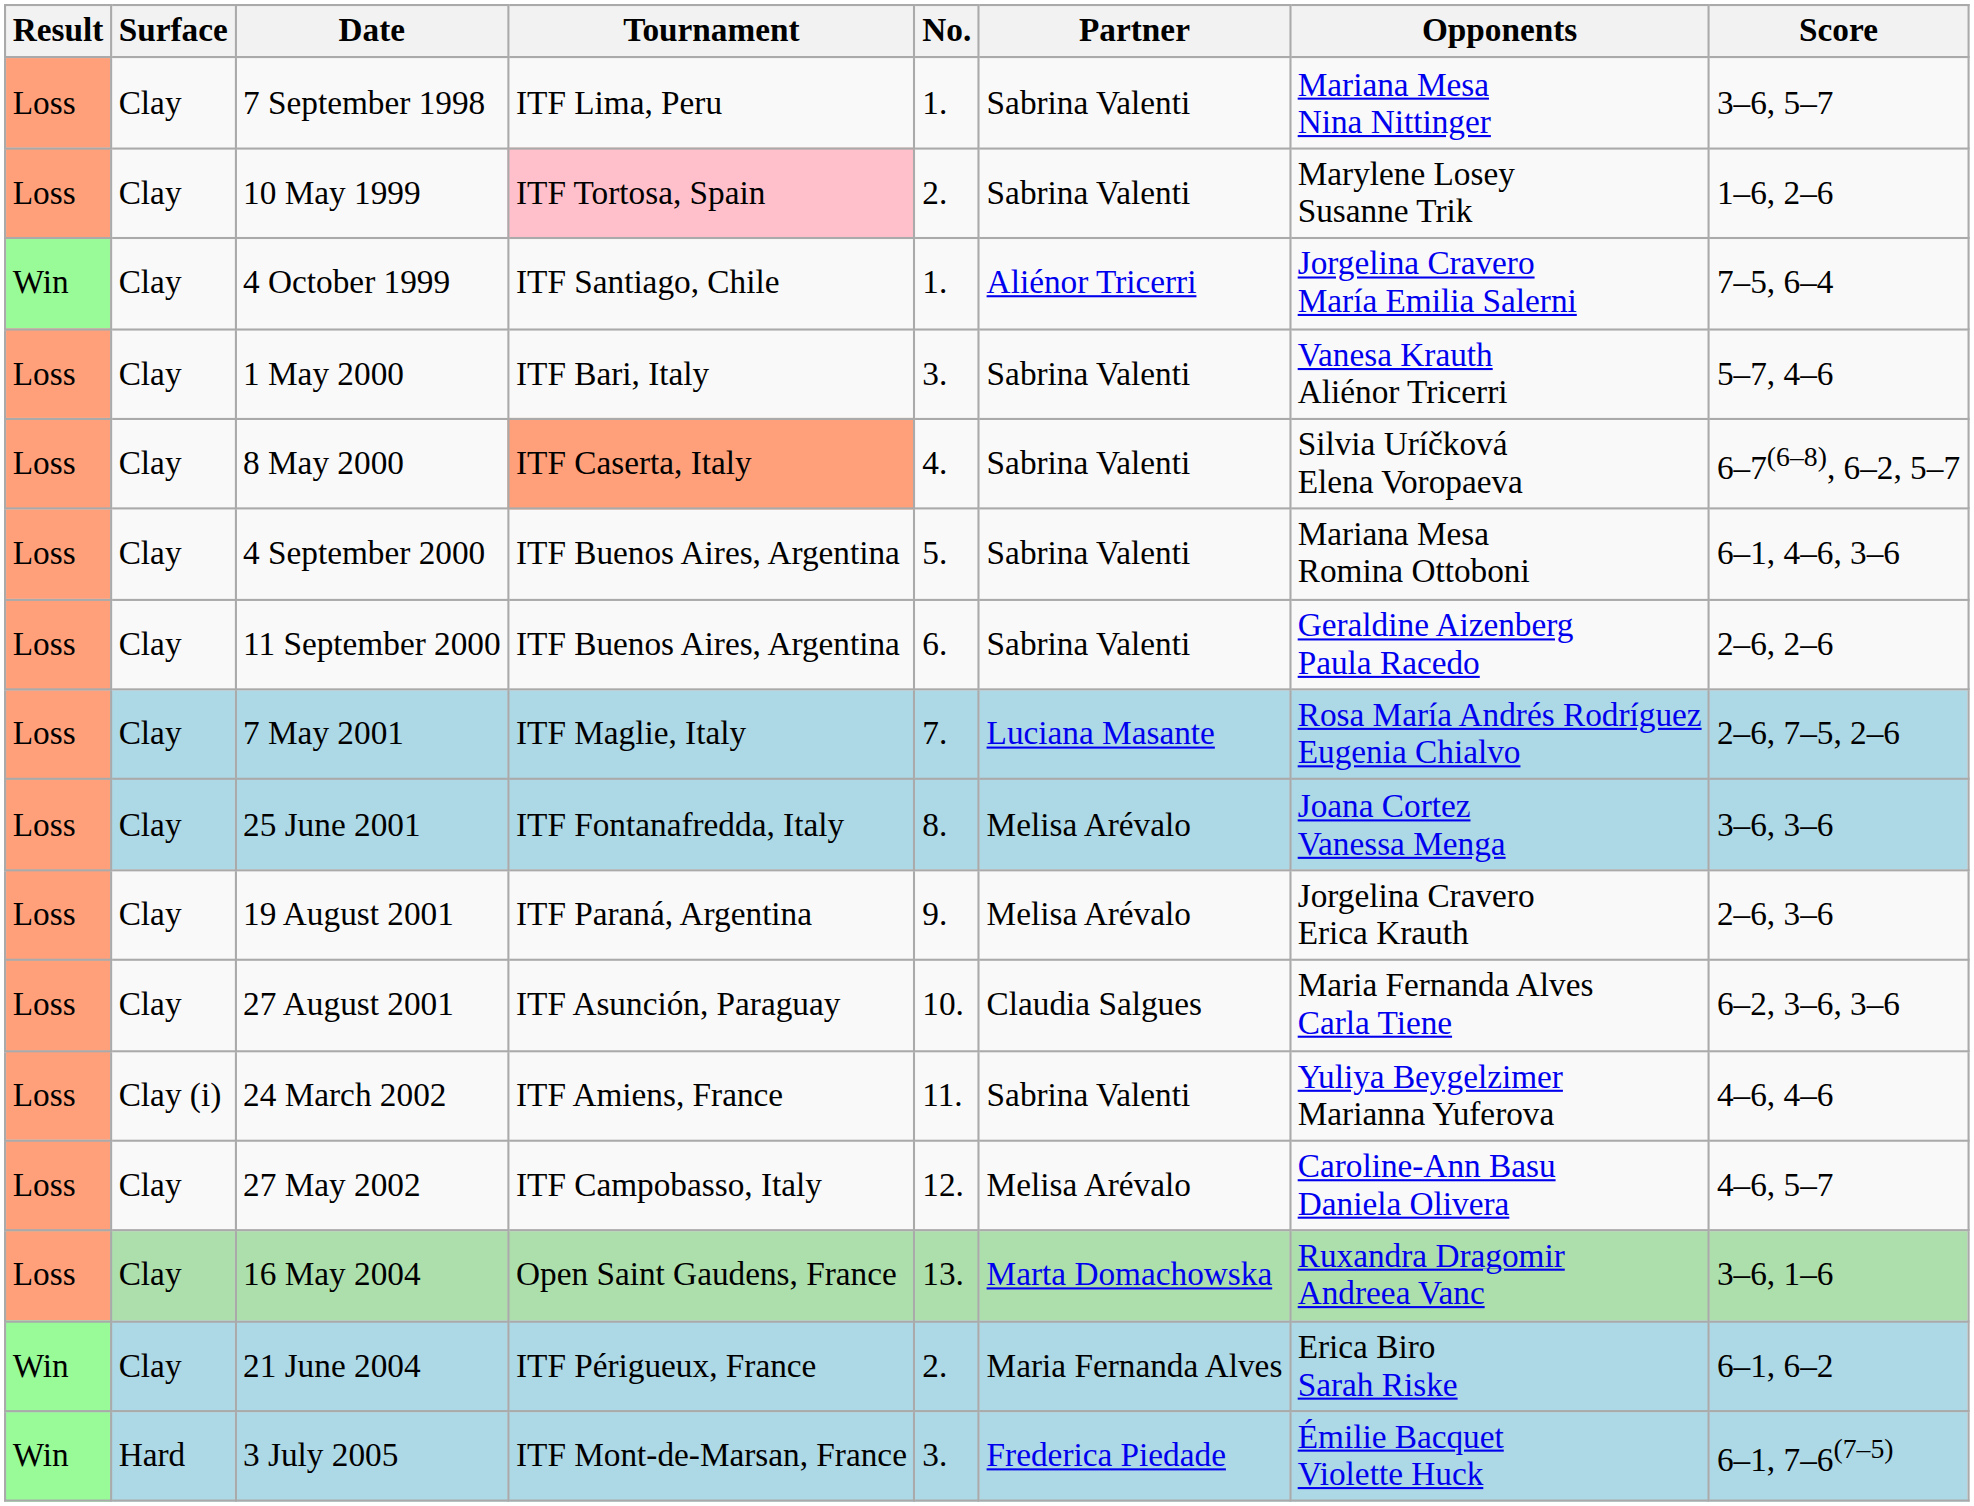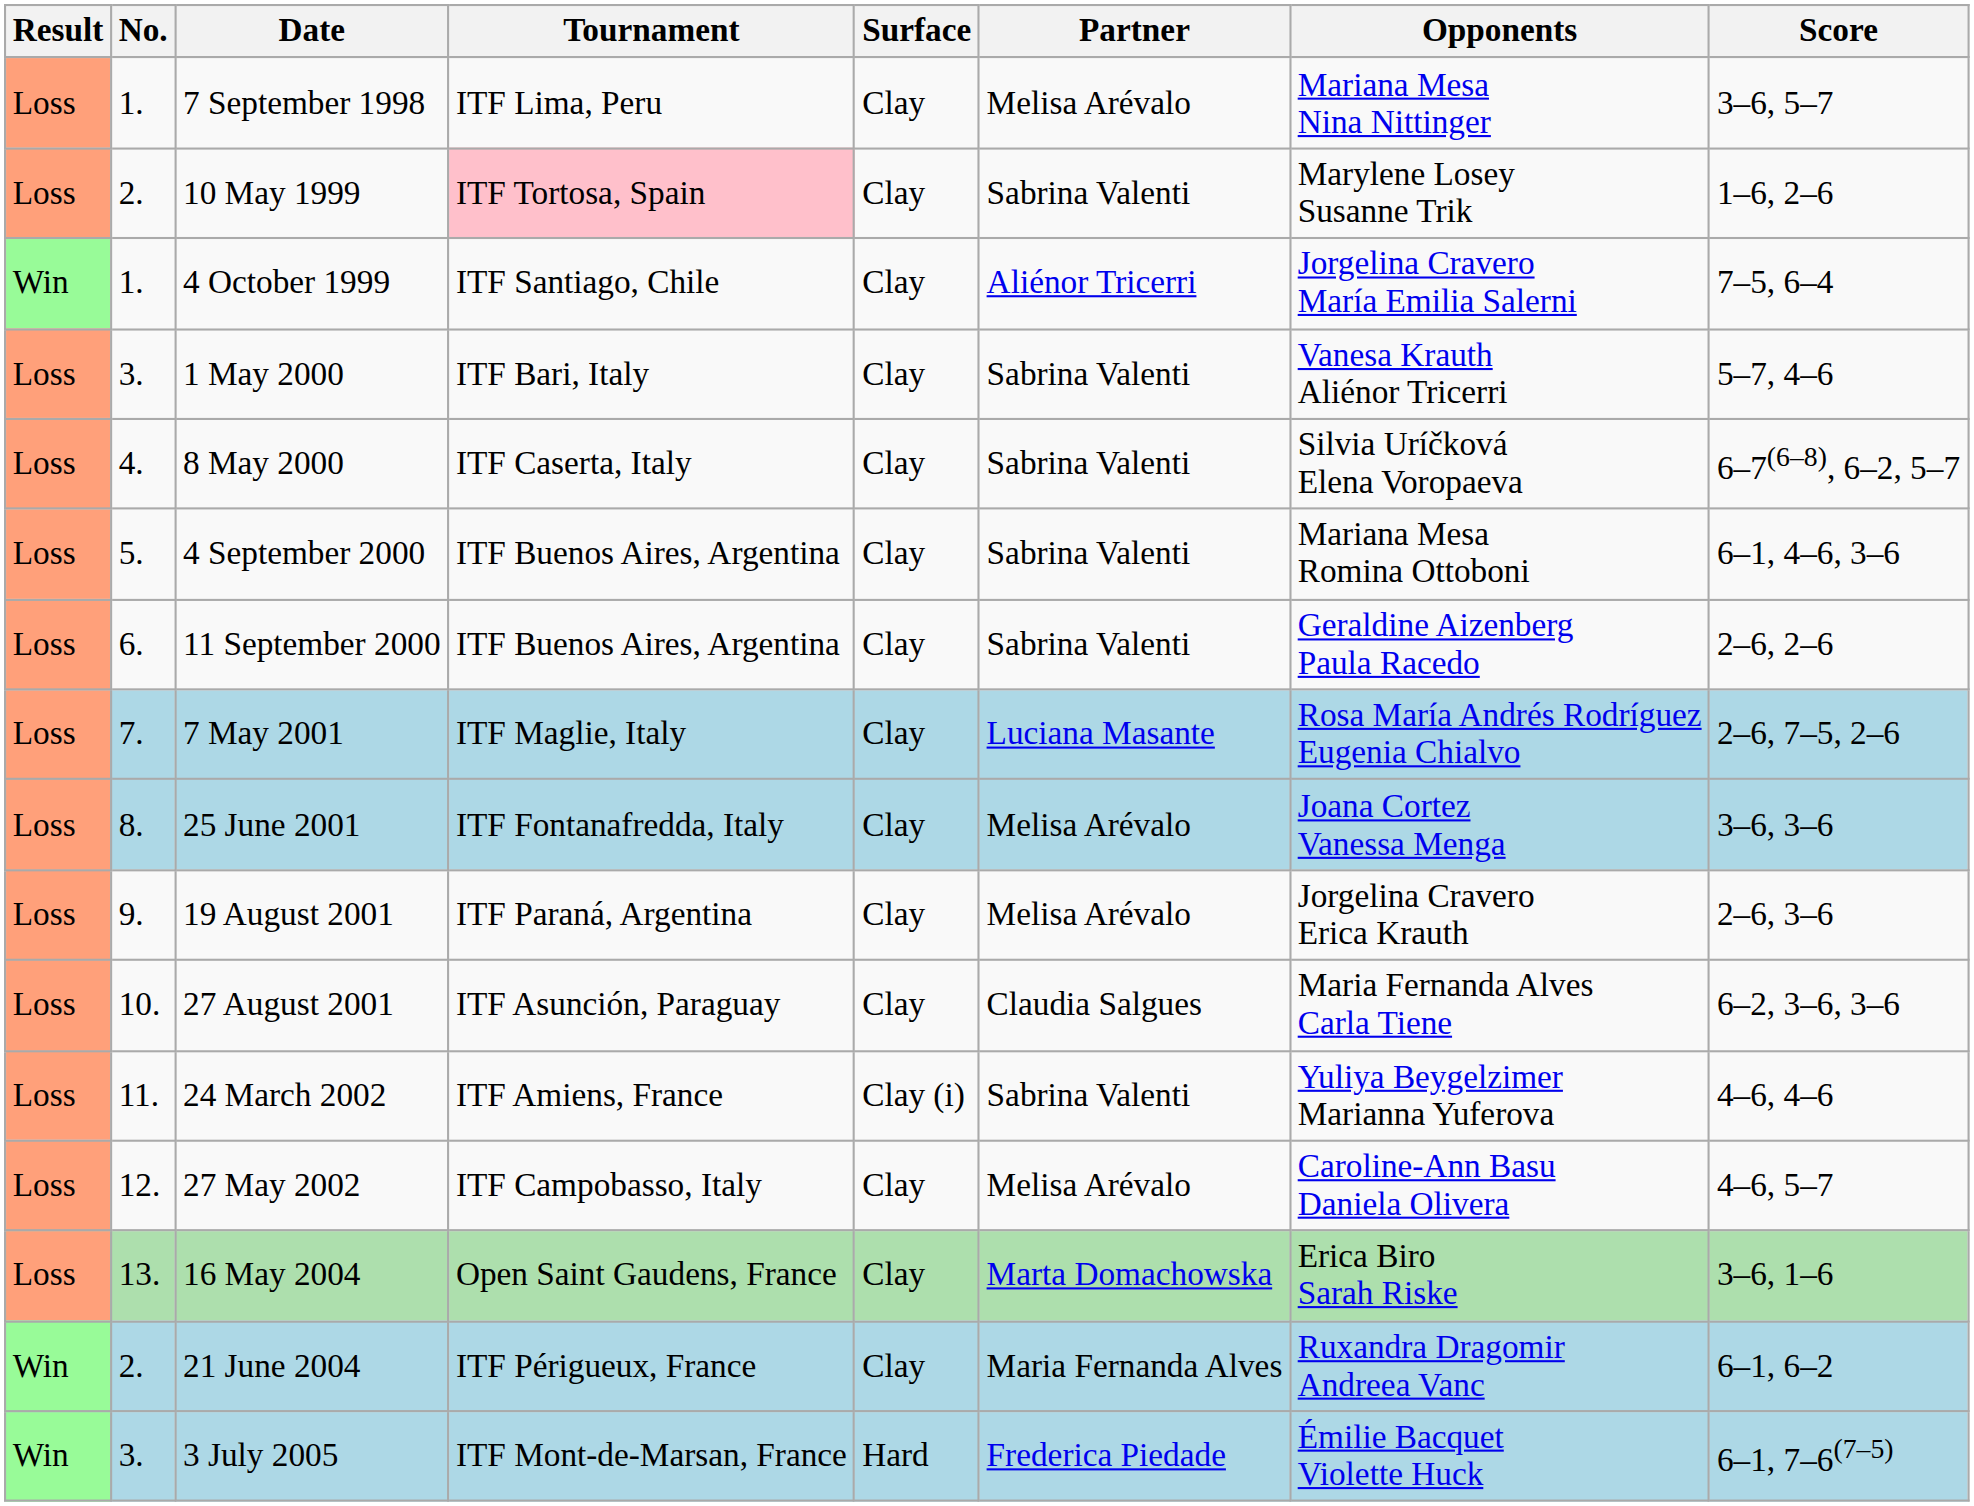columns swapped: (947, 30) <-> (173, 30)
(1088, 102) Sabrina Valenti -> (1089, 102) Melisa Arévalo
(634, 463) lightsalmon background -> (574, 463) no background
(1431, 1275) Ruxandra Dragomir Andreea Vanc -> (1378, 1275) Erica Biro Sarah Riske
(1378, 1365) Erica Biro Sarah Riske -> (1431, 1365) Ruxandra Dragomir Andreea Vanc
